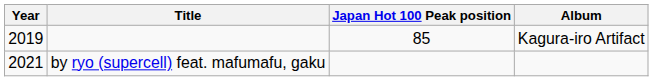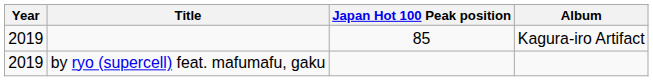(26, 63) 2021 -> (26, 63) 2019
